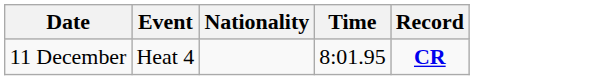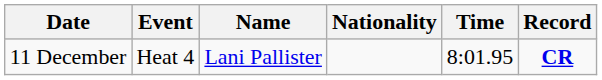+ column: (263, 21)
